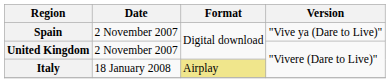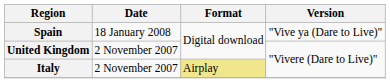(136, 31) 2 November 2007 -> (133, 31) 18 January 2008
(133, 68) 18 January 2008 -> (136, 68) 2 November 2007
